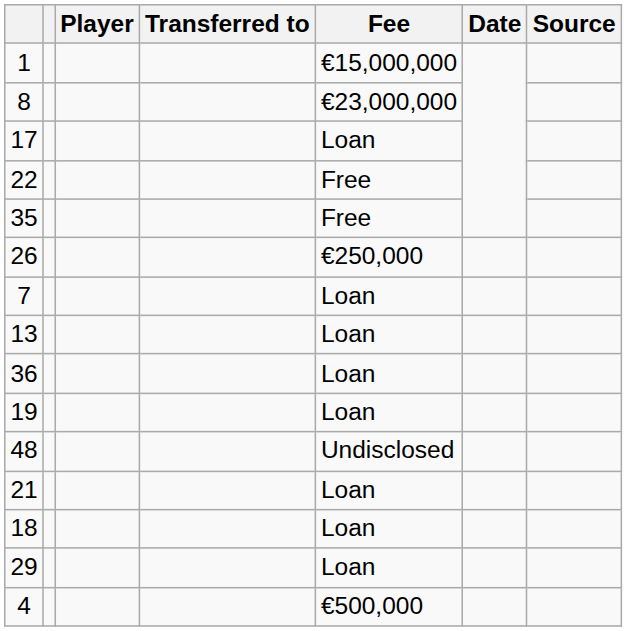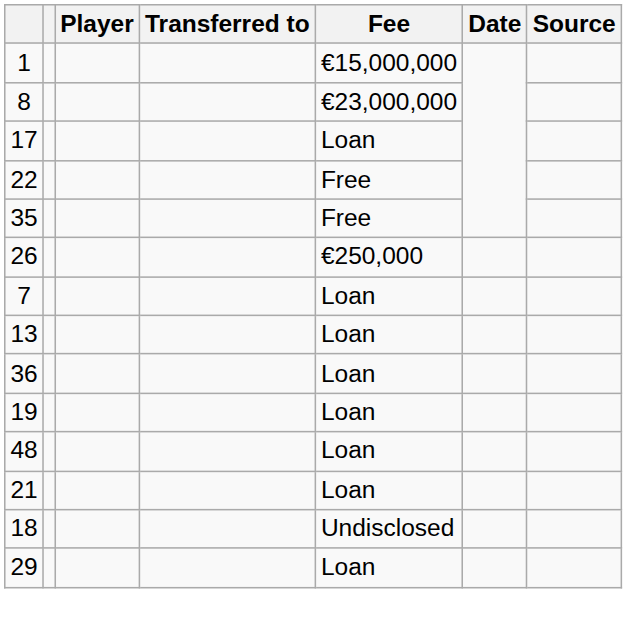(388, 450) Undisclosed -> (348, 450) Loan
(348, 528) Loan -> (388, 528) Undisclosed
- row: (24, 606)
